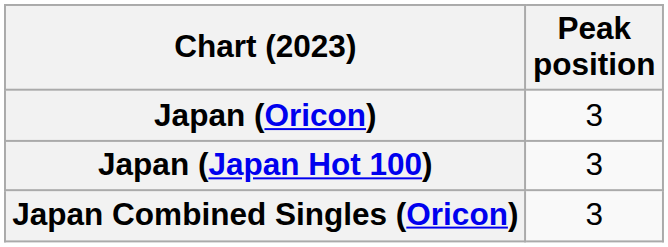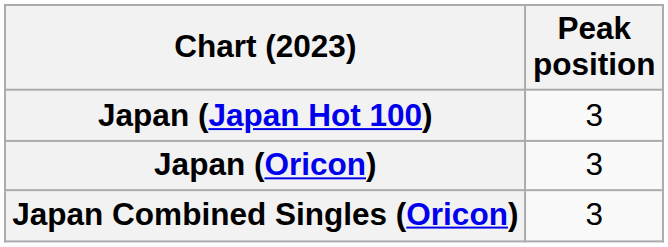rows swapped: (265, 164) <-> (265, 114)
